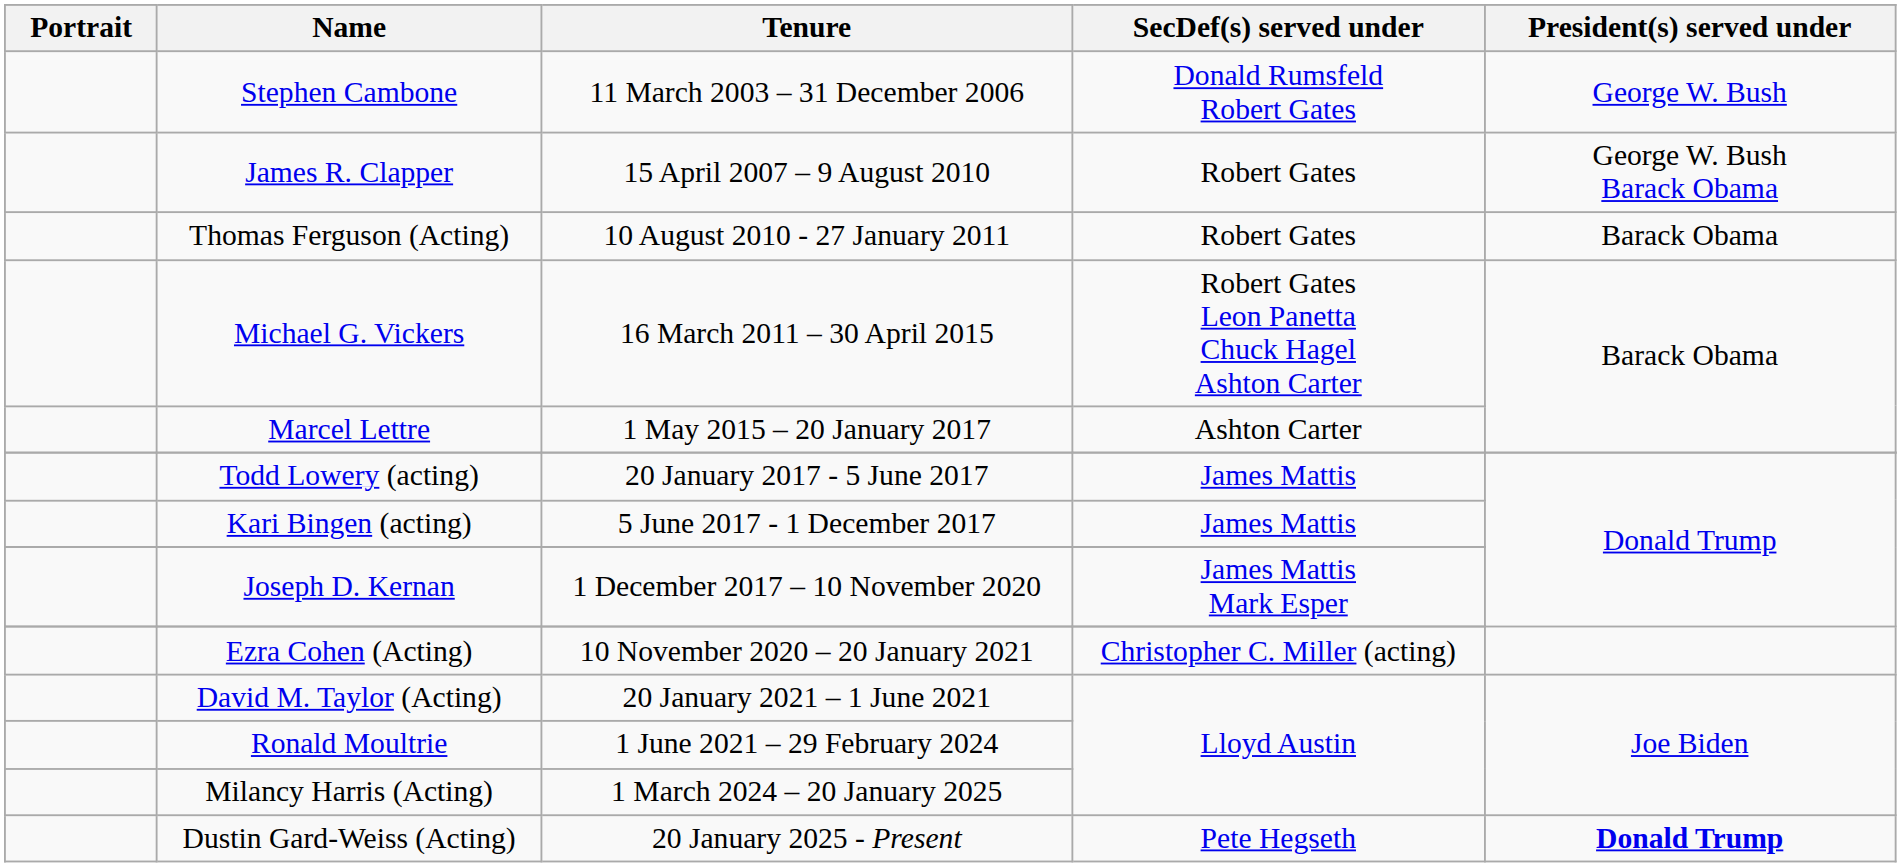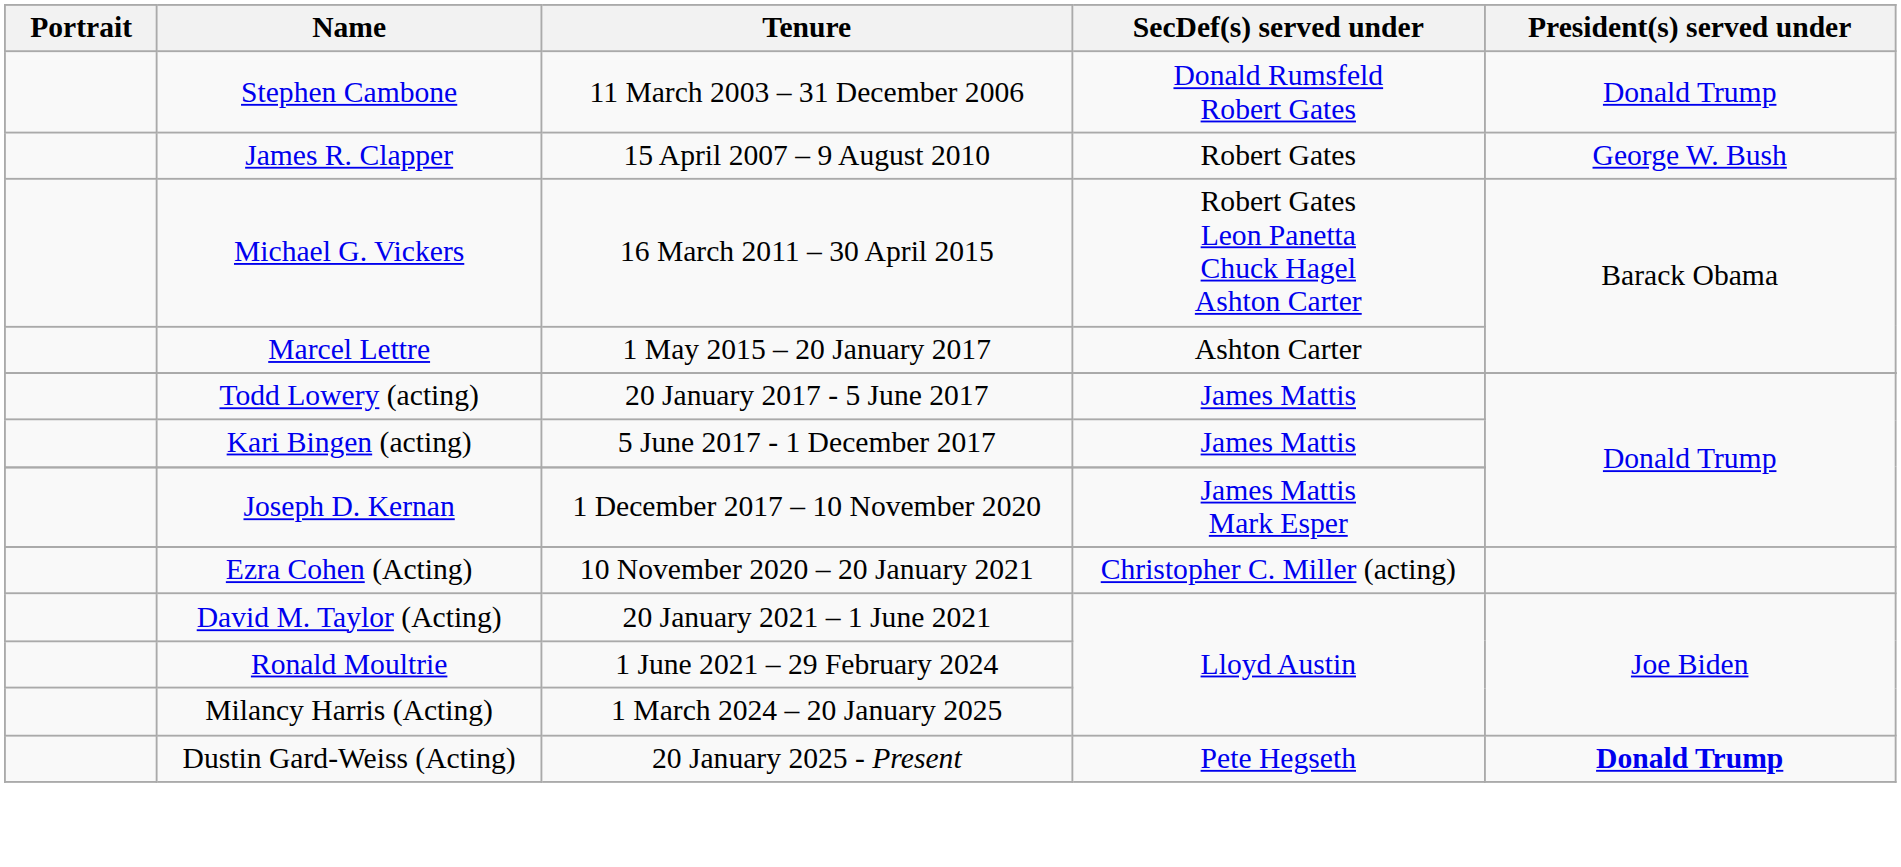(1690, 91) George W. Bush -> (1690, 91) Donald Trump
(1690, 171) George W. Bush Barack Obama -> (1690, 155) George W. Bush
- row: (349, 235)
